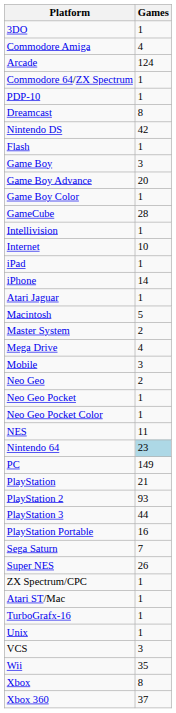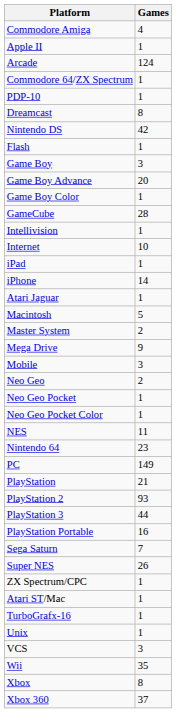- row: (17, 29)
+ row: (25, 46)
(140, 347) 4 -> (140, 347) 9
(143, 448) lightblue background -> (143, 448) no background
